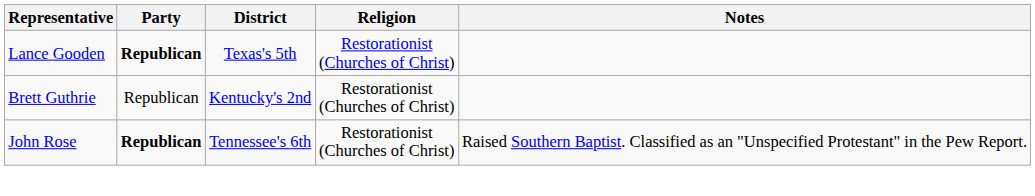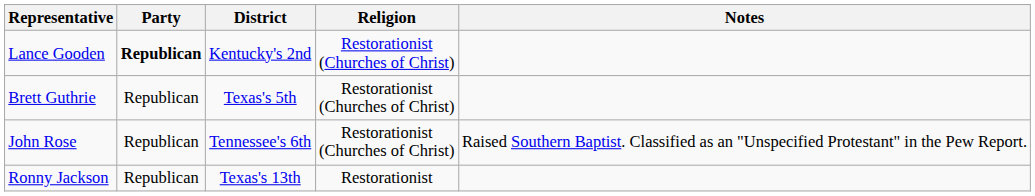(260, 52) Texas's 5th -> (260, 52) Kentucky's 2nd
(260, 97) Kentucky's 2nd -> (260, 97) Texas's 5th
(161, 142) bold -> (161, 142) normal
+ row: (58, 177)
